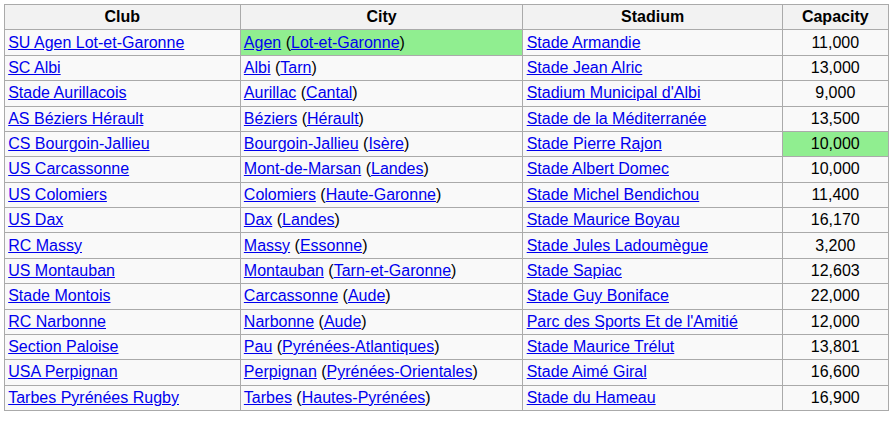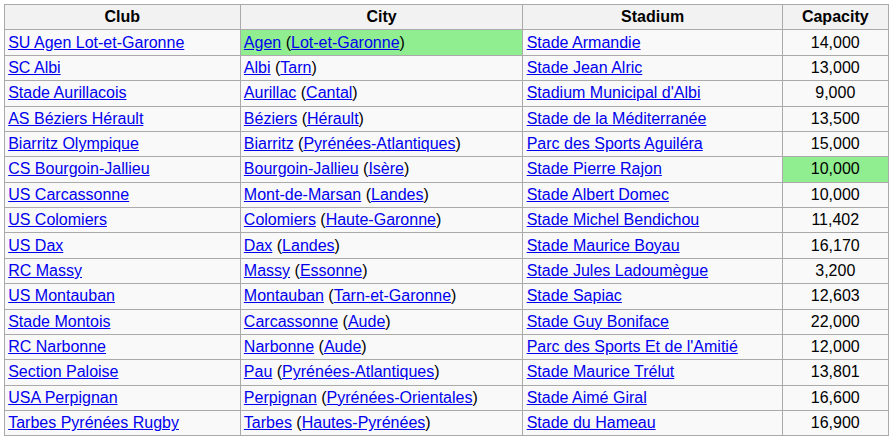(835, 42) 11,000 -> (835, 42) 14,000
+ row: (74, 144)
(835, 194) 11,400 -> (835, 220) 11,402
